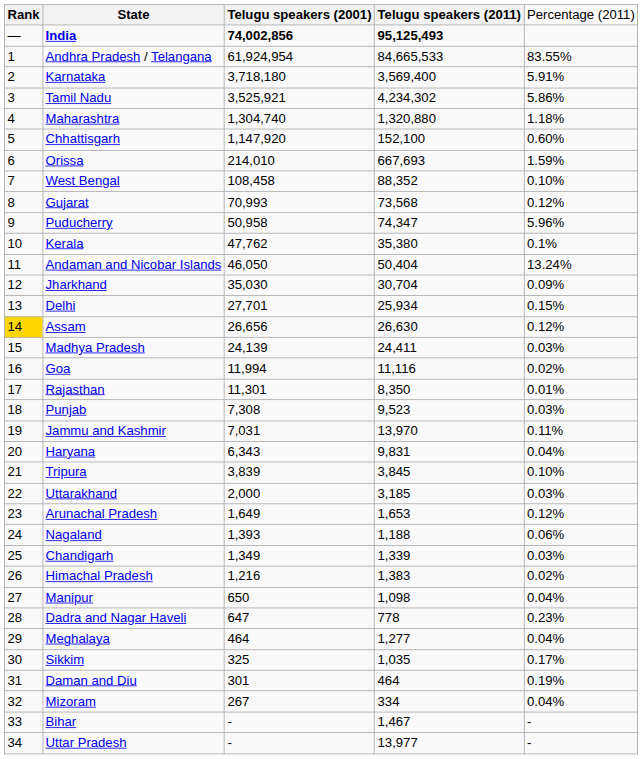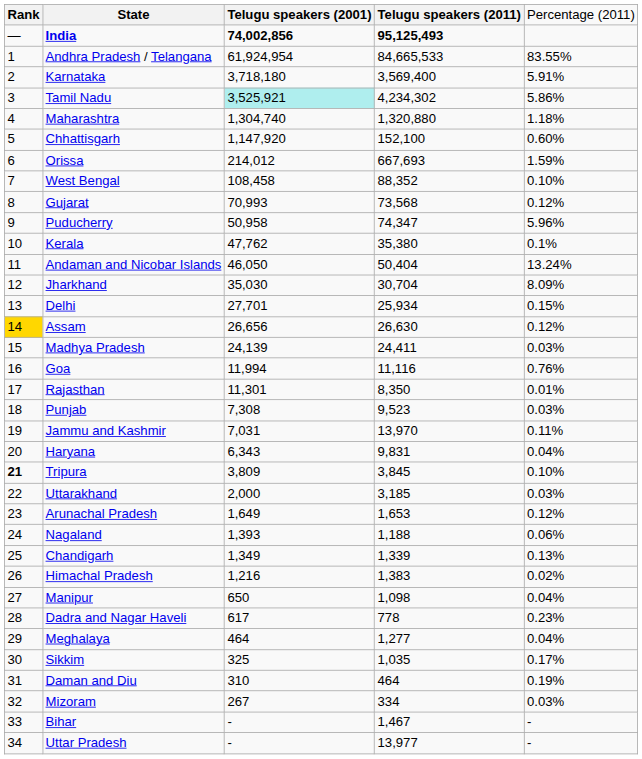(257, 98) no background -> (257, 98) paleturquoise background
(251, 160) 214,010 -> (251, 160) 214,012
(546, 285) 0.09% -> (546, 285) 8.09%
(546, 368) 0.02% -> (546, 368) 0.76%
(15, 472) normal -> (15, 472) bold
(244, 472) 3,839 -> (244, 472) 3,809
(546, 555) 0.03% -> (546, 555) 0.13%
(238, 618) 647 -> (238, 618) 617
(238, 680) 301 -> (238, 680) 310
(546, 701) 0.04% -> (546, 701) 0.03%
